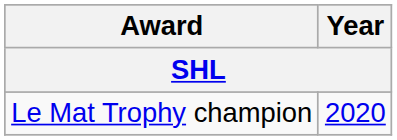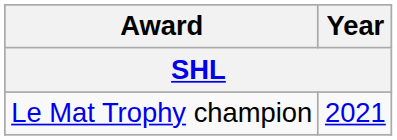(355, 112) 2020 -> (355, 112) 2021
